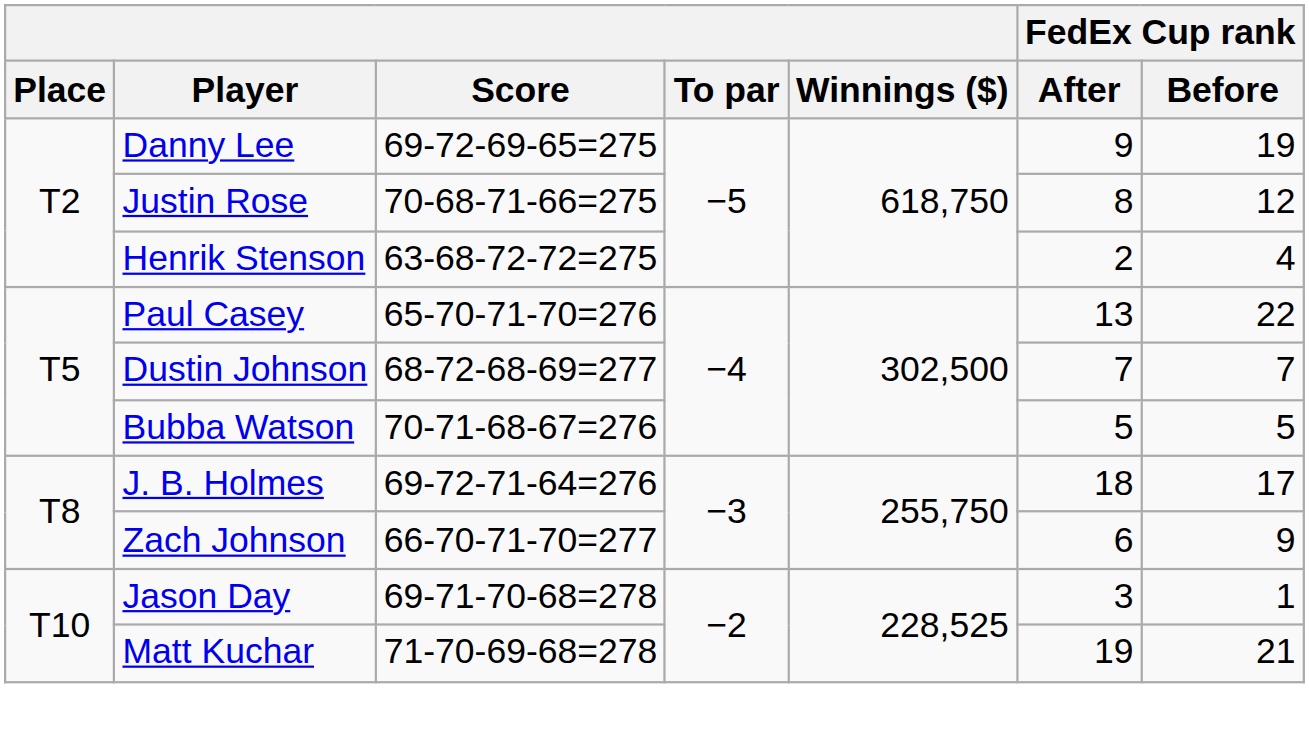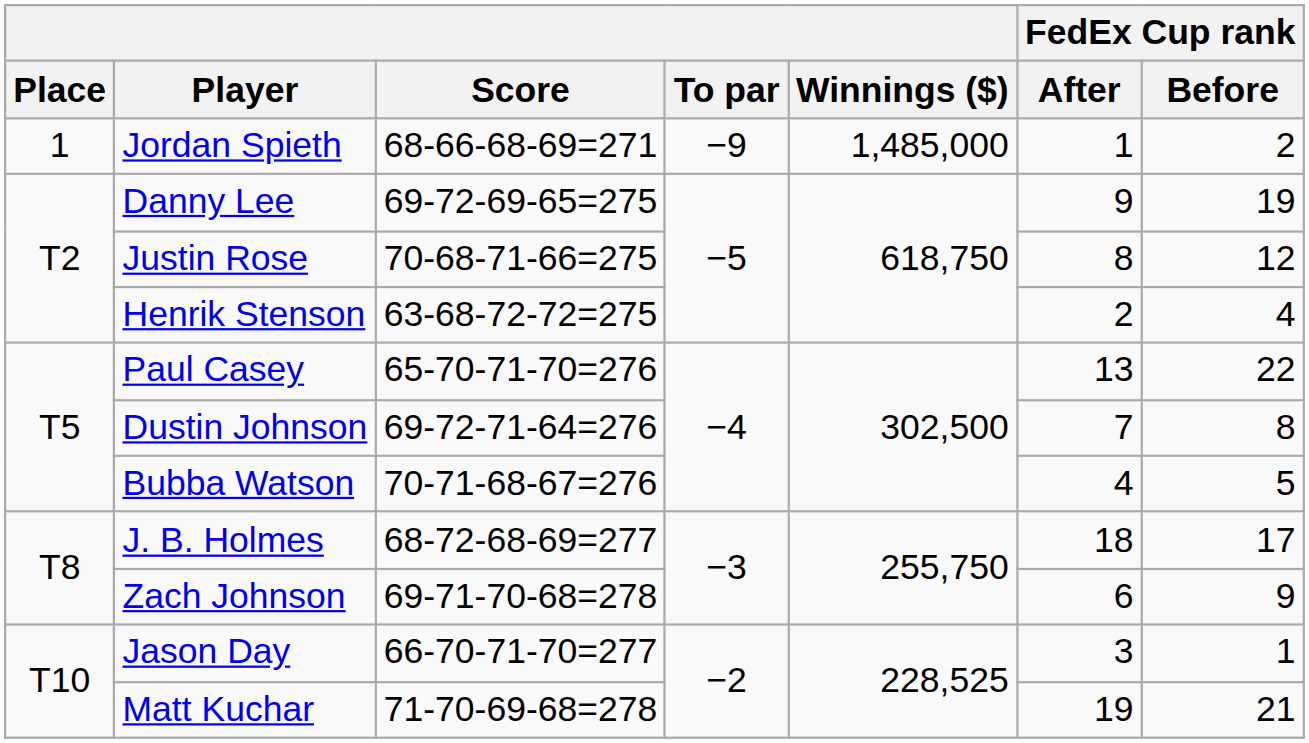+ row: (232, 145)
(520, 370) 68-72-68-69=277 -> (520, 426) 69-72-71-64=276
(1286, 370) 7 -> (1286, 426) 8
(1124, 426) 5 -> (1124, 483) 4
(520, 483) 69-72-71-64=276 -> (520, 539) 68-72-68-69=277
(520, 539) 66-70-71-70=277 -> (520, 595) 69-71-70-68=278
(520, 595) 69-71-70-68=278 -> (520, 652) 66-70-71-70=277
